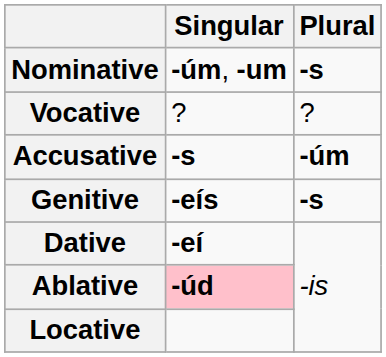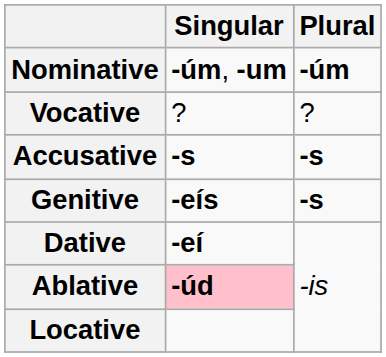(312, 69) -s -> (324, 69) -úm
(324, 156) -úm -> (312, 156) -s
